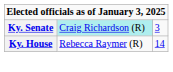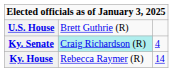+ row: (31, 28)
(157, 28) 3 -> (157, 43) 4
